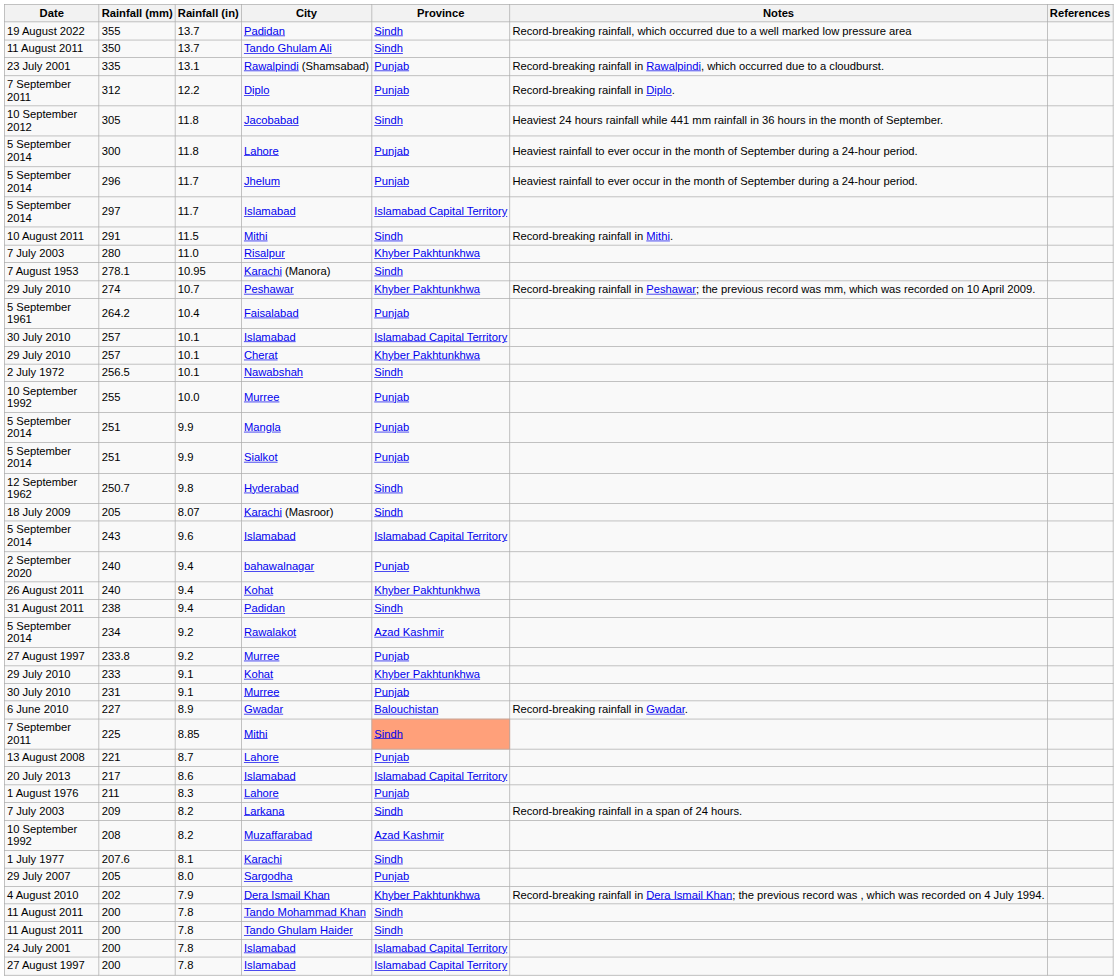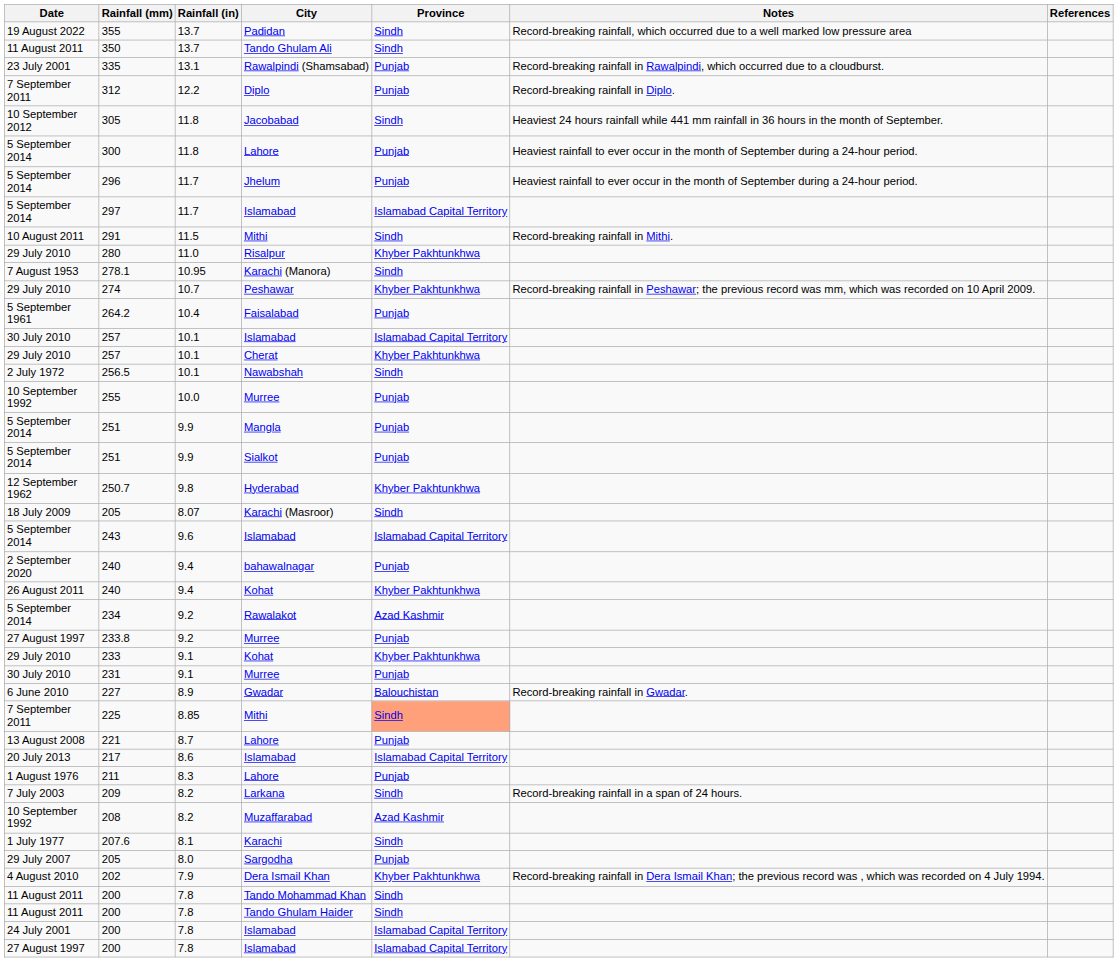(36, 254) 7 July 2003 -> (39, 254) 29 July 2010
(389, 488) Sindh -> (427, 488) Khyber Pakhtunkhwa
- row: (111, 608)
